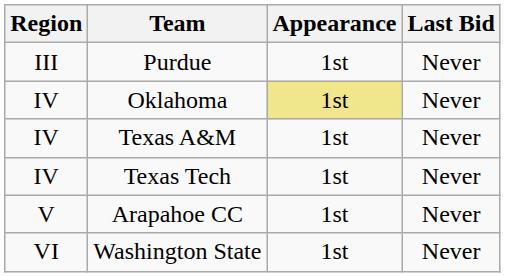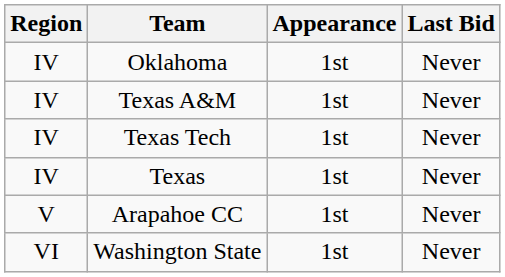- row: (177, 61)
(334, 99) khaki background -> (334, 61) no background
+ row: (177, 175)
